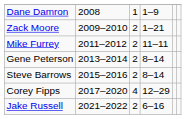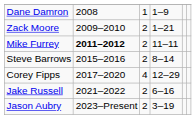(102, 43) normal -> (100, 43) bold
- row: (40, 59)
+ row: (34, 106)
